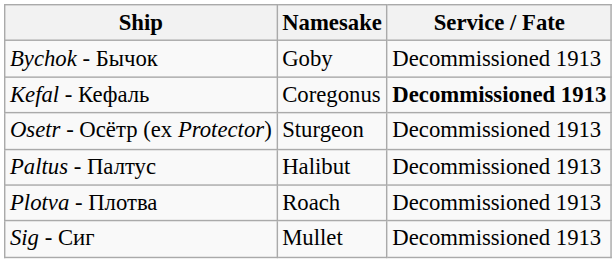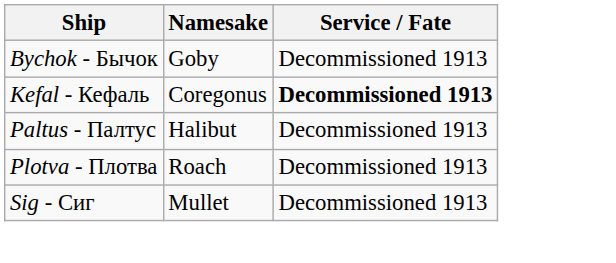- row: (141, 130)
